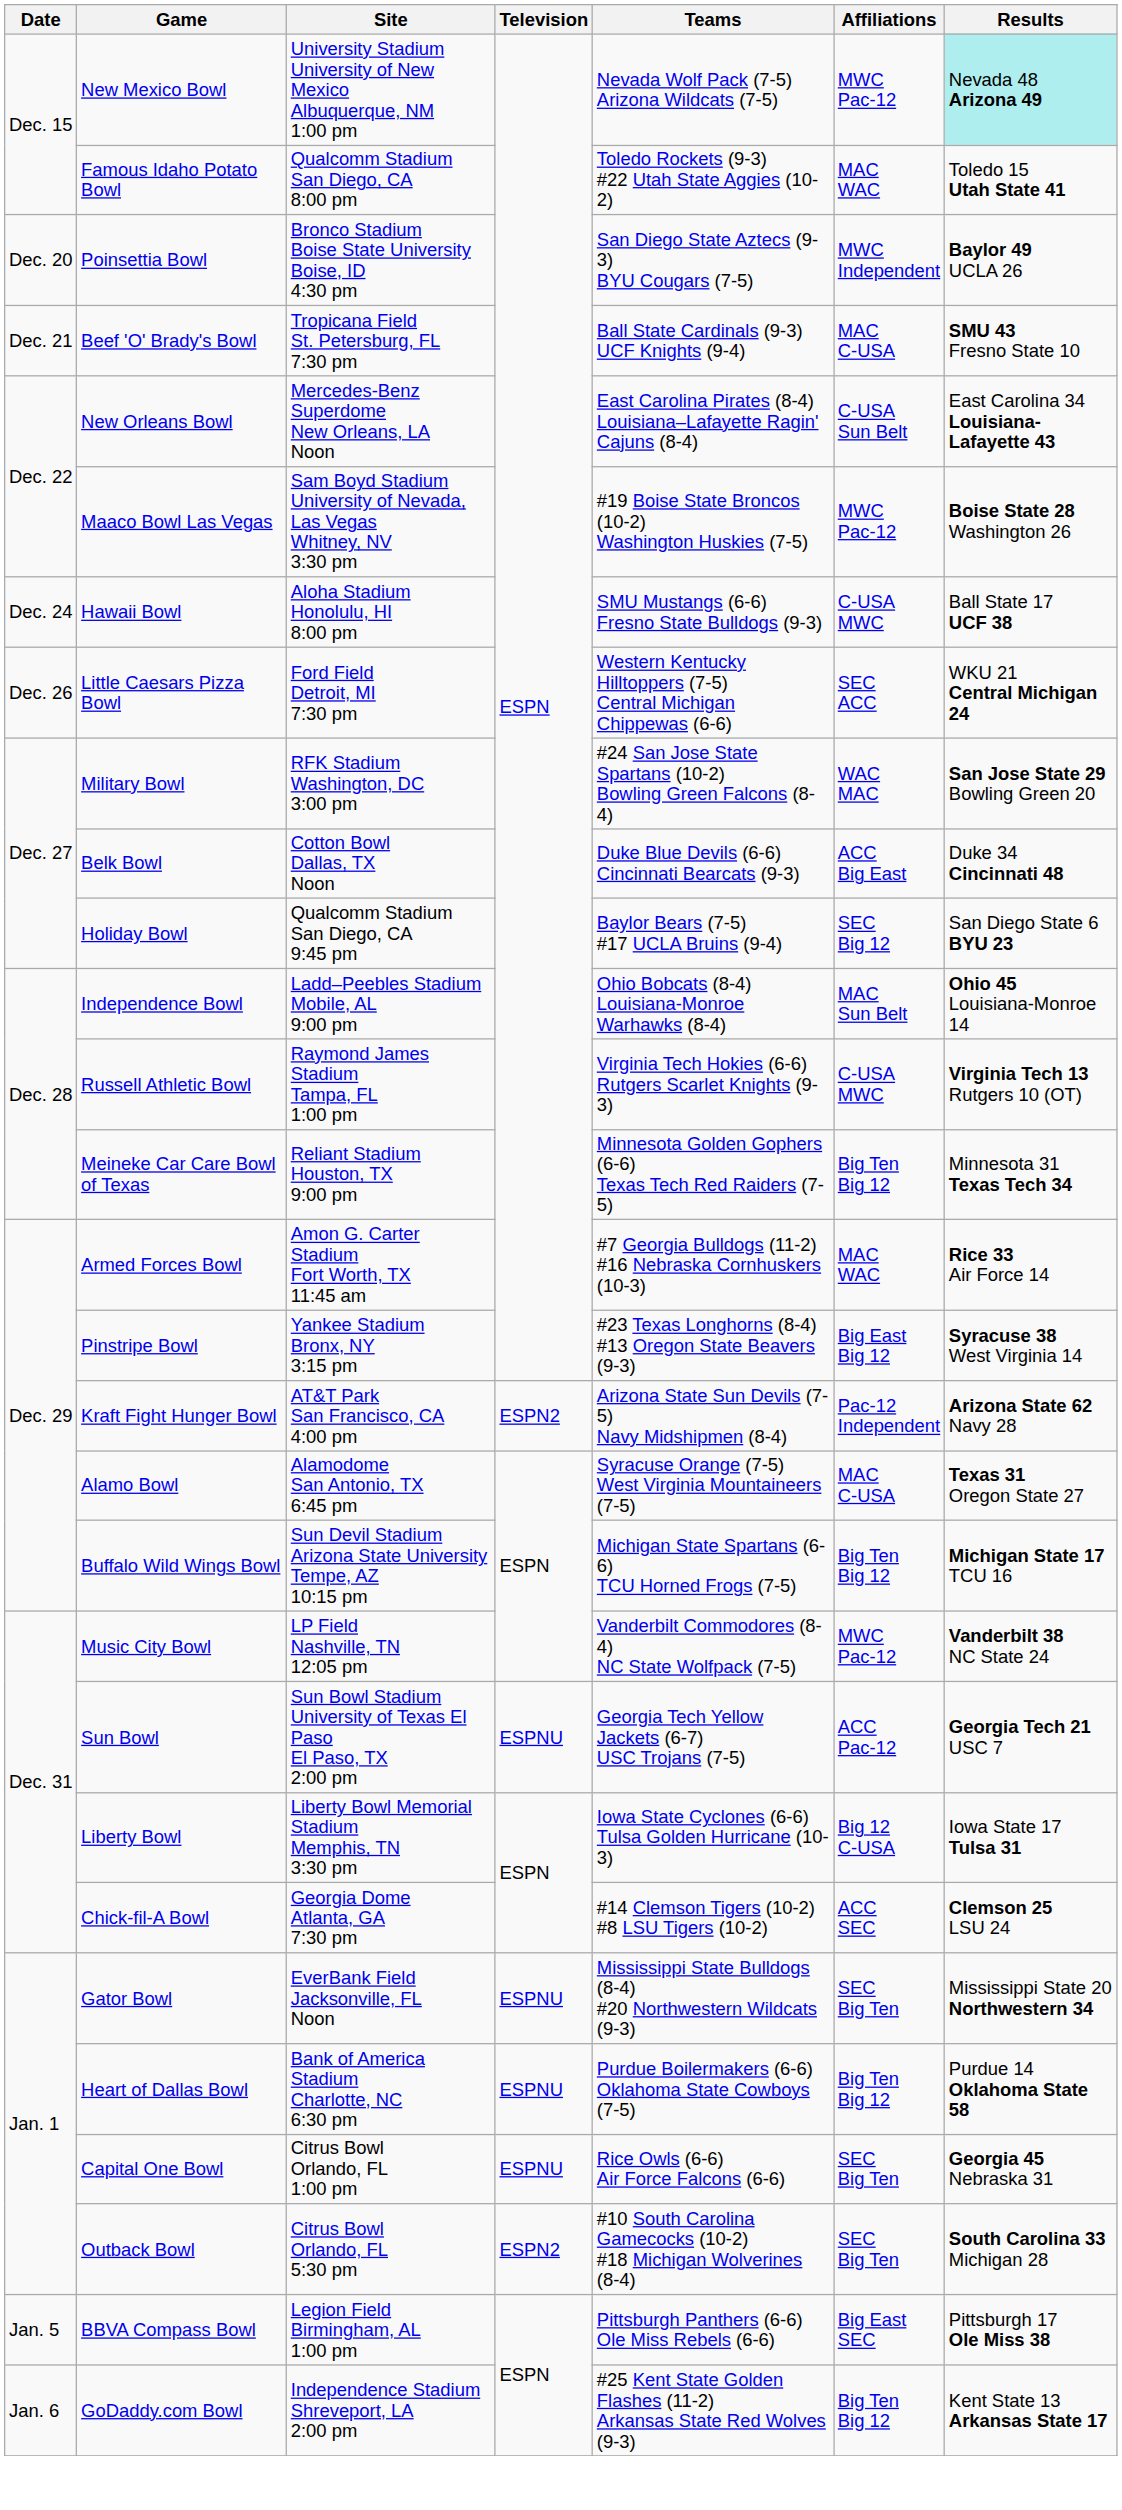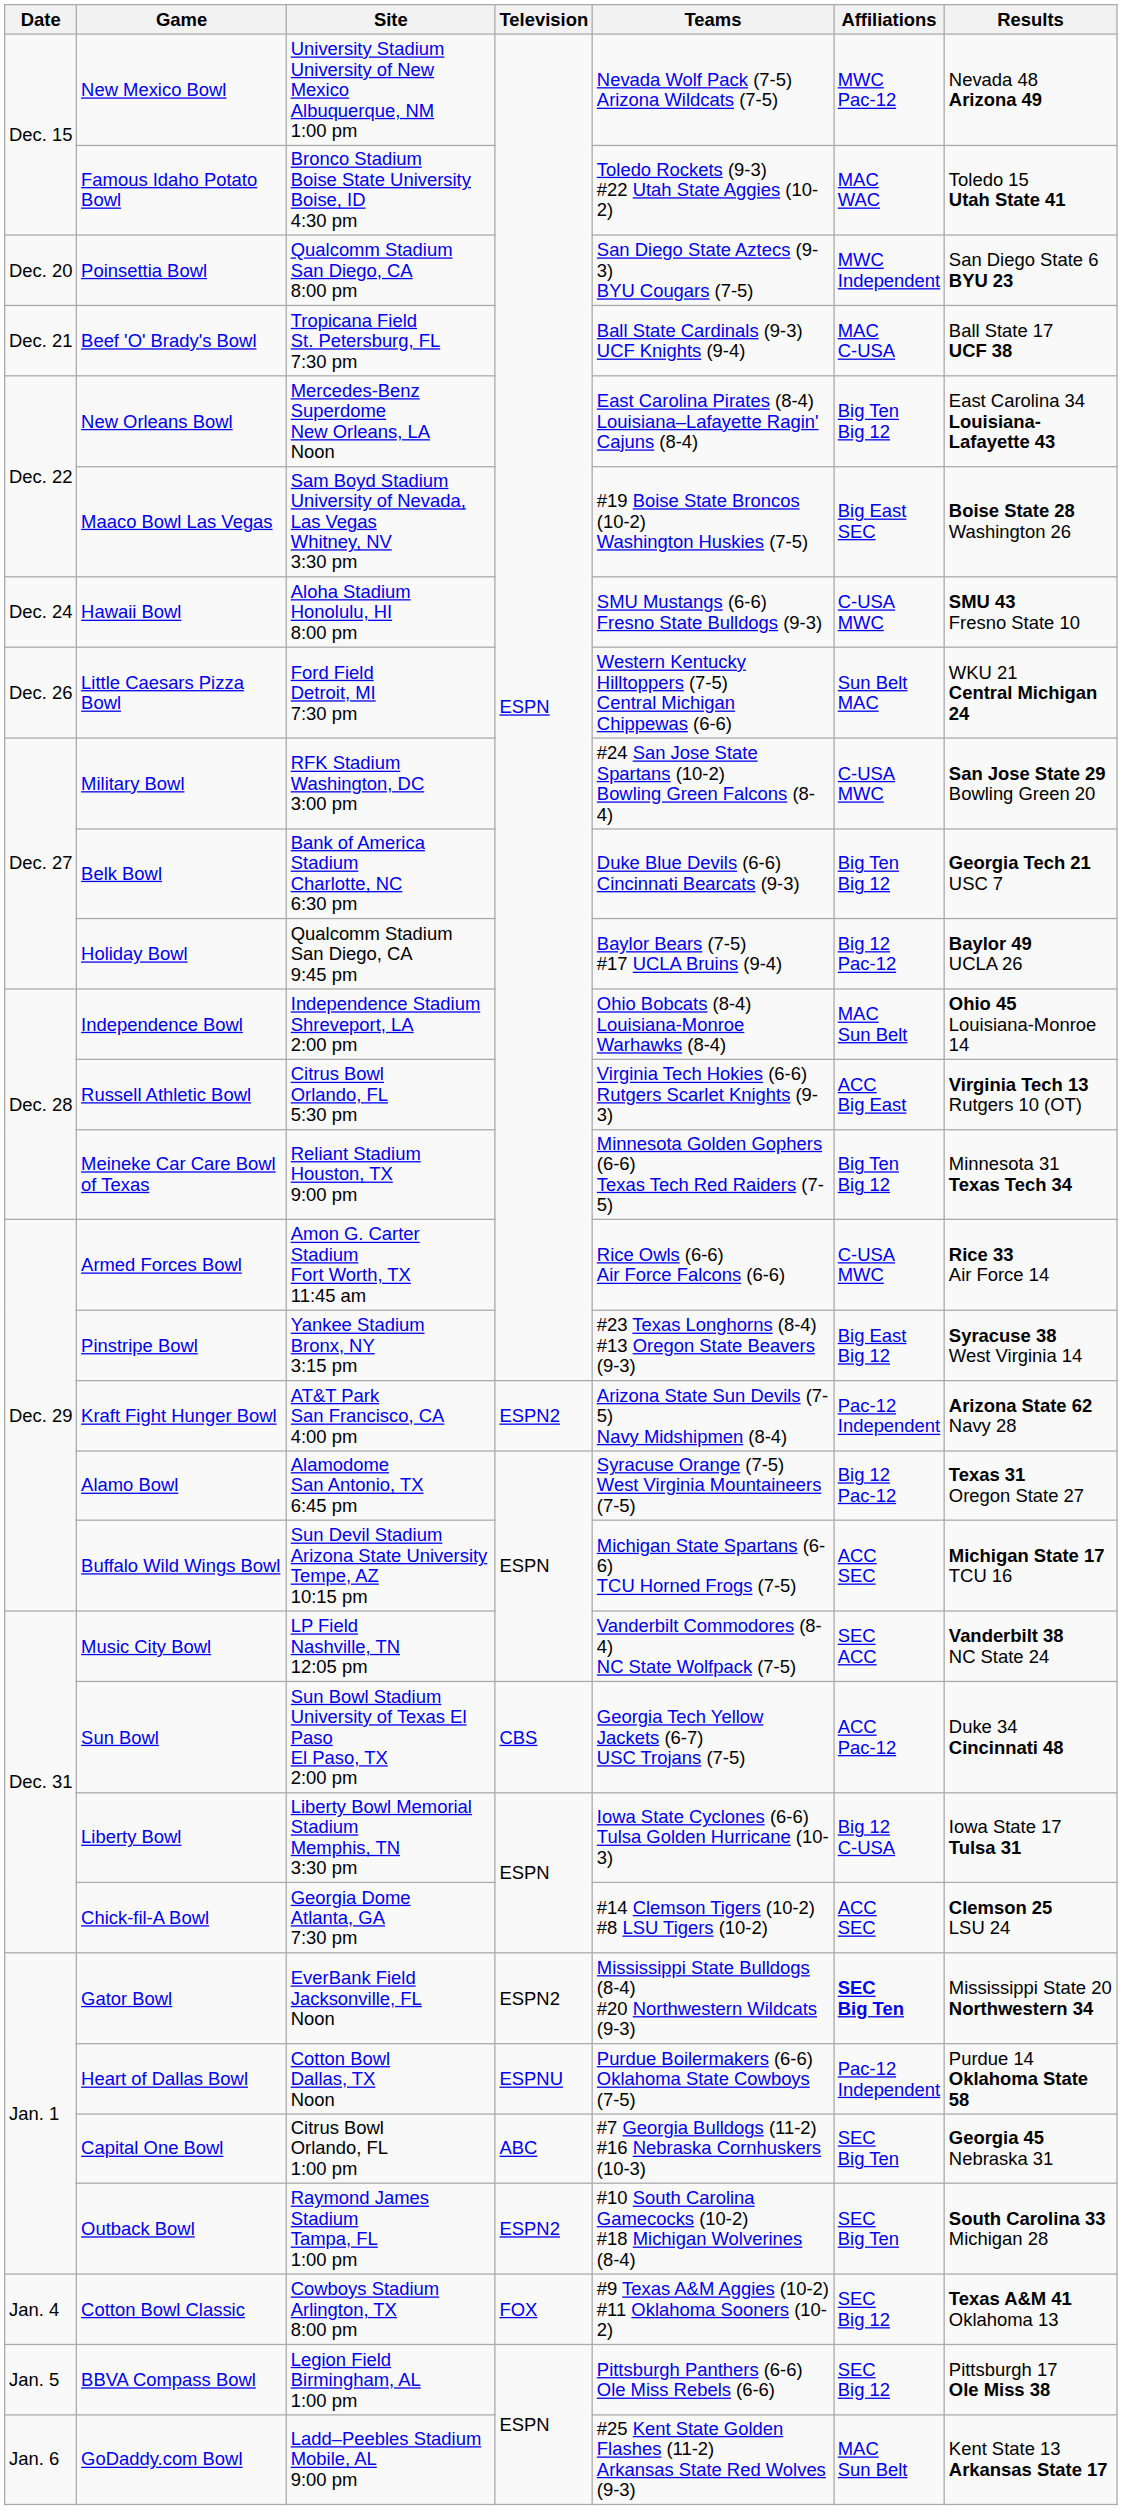(995, 90) paleturquoise background -> (995, 90) no background
(372, 180) Qualcomm Stadium San Diego, CA 8:00 pm -> (381, 190) Bronco Stadium Boise State University Boise, ID 4:30 pm
(381, 261) Bronco Stadium Boise State University Boise, ID 4:30 pm -> (372, 271) Qualcomm Stadium San Diego, CA 8:00 pm
(990, 261) Baylor 49 UCLA 26 -> (1024, 271) San Diego State 6 BYU 23
(1014, 341) SMU 43 Fresno State 10 -> (1001, 341) Ball State 17 UCF 38
(873, 421) C-USA Sun Belt -> (868, 421) Big Ten Big 12
(867, 522) MWC Pac-12 -> (872, 522) Big East SEC
(1001, 613) Ball State 17 UCF 38 -> (1014, 613) SMU 43 Fresno State 10
(857, 693) SEC ACC -> (873, 693) Sun Belt MAC
(859, 783) WAC MAC -> (866, 783) C-USA MWC
(340, 864) Cotton Bowl Dallas, TX Noon -> (358, 874) Bank of America Stadium Charlotte, NC 6:30 pm
(872, 864) ACC Big East -> (868, 874) Big Ten Big 12
(1006, 864) Duke 34 Cincinnati 48 -> (1020, 874) Georgia Tech 21 USC 7
(864, 934) SEC Big 12 -> (867, 954) Big 12 Pac-12
(1024, 934) San Diego State 6 BYU 23 -> (990, 954) Baylor 49 UCLA 26
(386, 1004) Ladd–Peebles Stadium Mobile, AL 9:00 pm -> (385, 1024) Independence Stadium Shreveport, LA 2:00 pm
(360, 1084) Raymond James Stadium Tampa, FL 1:00 pm -> (339, 1094) Citrus Bowl Orlando, FL 5:30 pm
(866, 1084) C-USA MWC -> (872, 1094) ACC Big East
(709, 1265) #7 Georgia Bulldogs (11-2) #16 Nebraska Cornhuskers (10-3) -> (691, 1265) Rice Owls (6-6) Air Force Falcons (6-6)
(859, 1265) MAC WAC -> (866, 1265) C-USA MWC
(866, 1486) MAC C-USA -> (867, 1486) Big 12 Pac-12
(868, 1566) Big Ten Big 12 -> (857, 1566) ACC SEC
(867, 1646) MWC Pac-12 -> (857, 1646) SEC ACC
(531, 1737) ESPNU -> (518, 1737) CBS
(1020, 1737) Georgia Tech 21 USC 7 -> (1006, 1737) Duke 34 Cincinnati 48
(531, 1998) ESPNU -> (530, 1998) ESPN2
(868, 1998) normal -> (871, 1998) bold
(358, 2089) Bank of America Stadium Charlotte, NC 6:30 pm -> (340, 2079) Cotton Bowl Dallas, TX Noon
(868, 2089) Big Ten Big 12 -> (889, 2079) Pac-12 Independent
(531, 2169) ESPNU -> (518, 2149) ABC
(691, 2169) Rice Owls (6-6) Air Force Falcons (6-6) -> (709, 2149) #7 Georgia Bulldogs (11-2) #16 Nebraska Cornhuskers (10-3)
(339, 2250) Citrus Bowl Orlando, FL 5:30 pm -> (360, 2229) Raymond James Stadium Tampa, FL 1:00 pm
+ row: (163, 2310)
(872, 2330) Big East SEC -> (864, 2380) SEC Big 12
(385, 2410) Independence Stadium Shreveport, LA 2:00 pm -> (386, 2460) Ladd–Peebles Stadium Mobile, AL 9:00 pm
(868, 2410) Big Ten Big 12 -> (873, 2460) MAC Sun Belt
